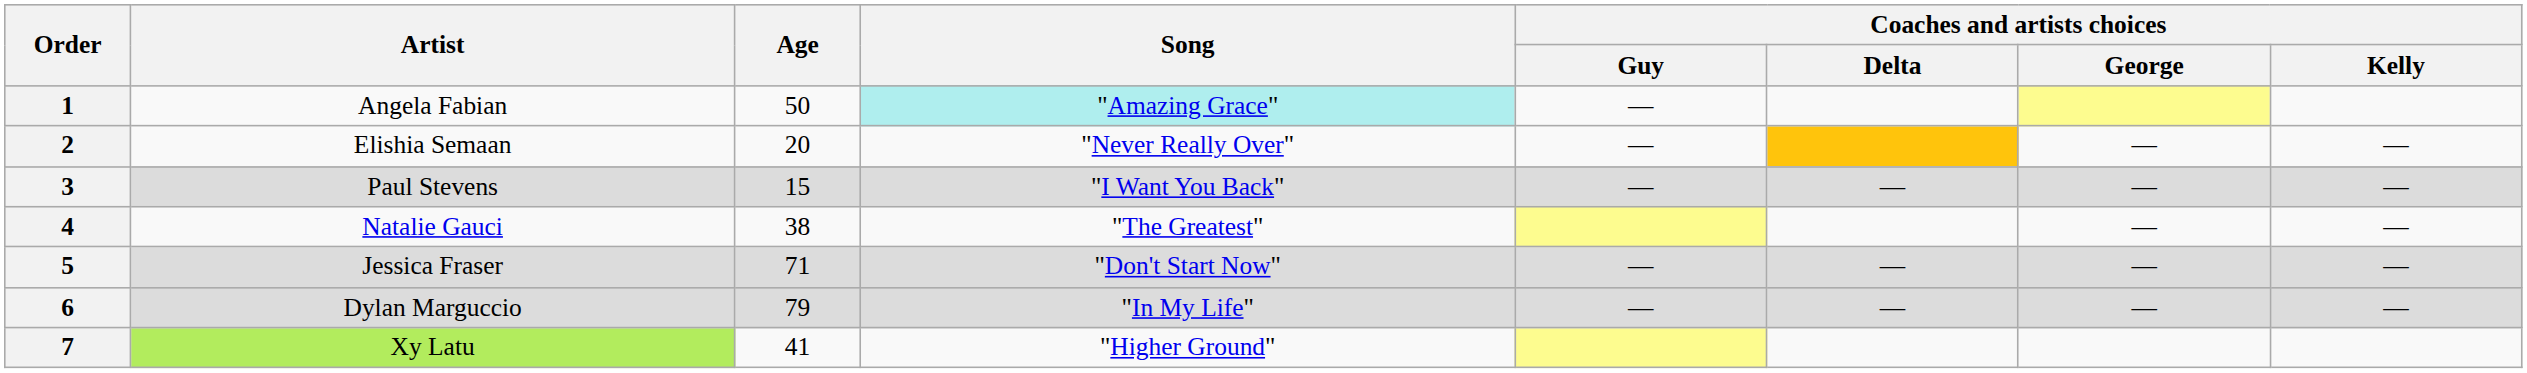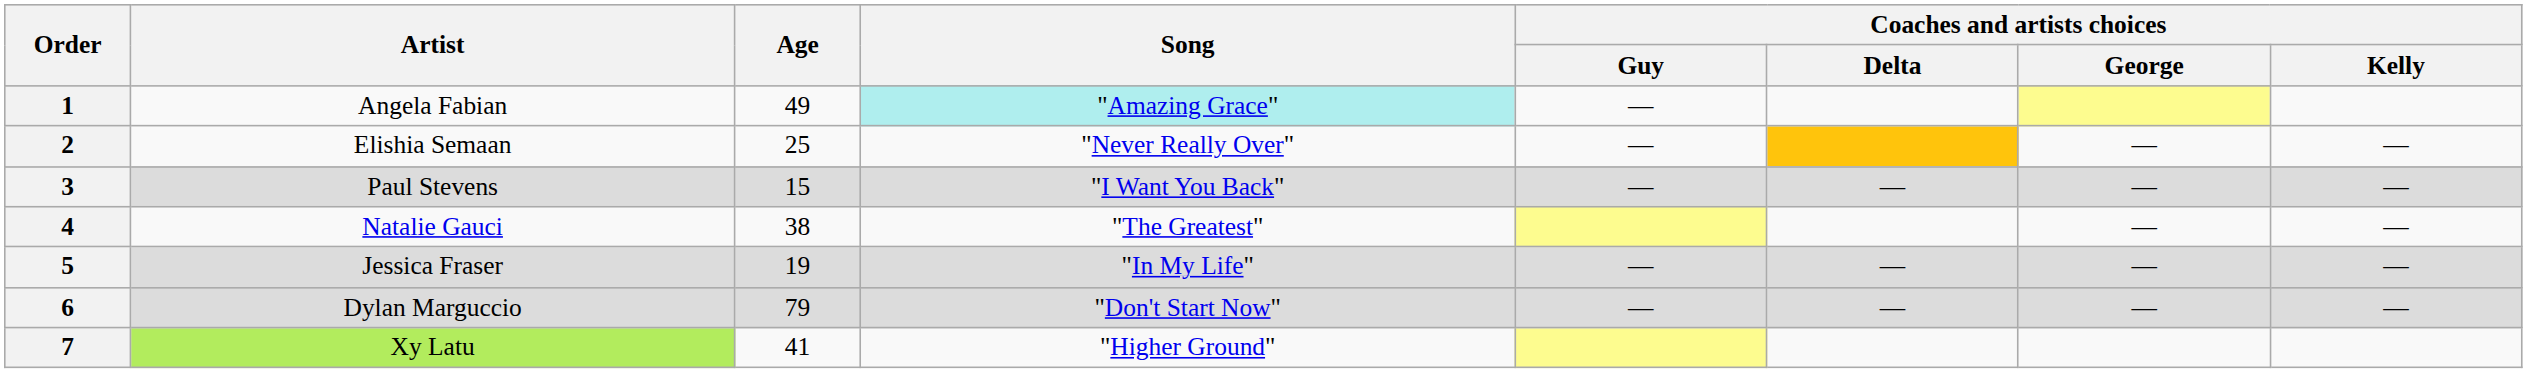(798, 105) 50 -> (798, 105) 49
(798, 145) 20 -> (798, 145) 25
(798, 266) 71 -> (798, 266) 19
(1188, 266) "Don't Start Now" -> (1188, 266) "In My Life"
(1188, 307) "In My Life" -> (1188, 307) "Don't Start Now"
